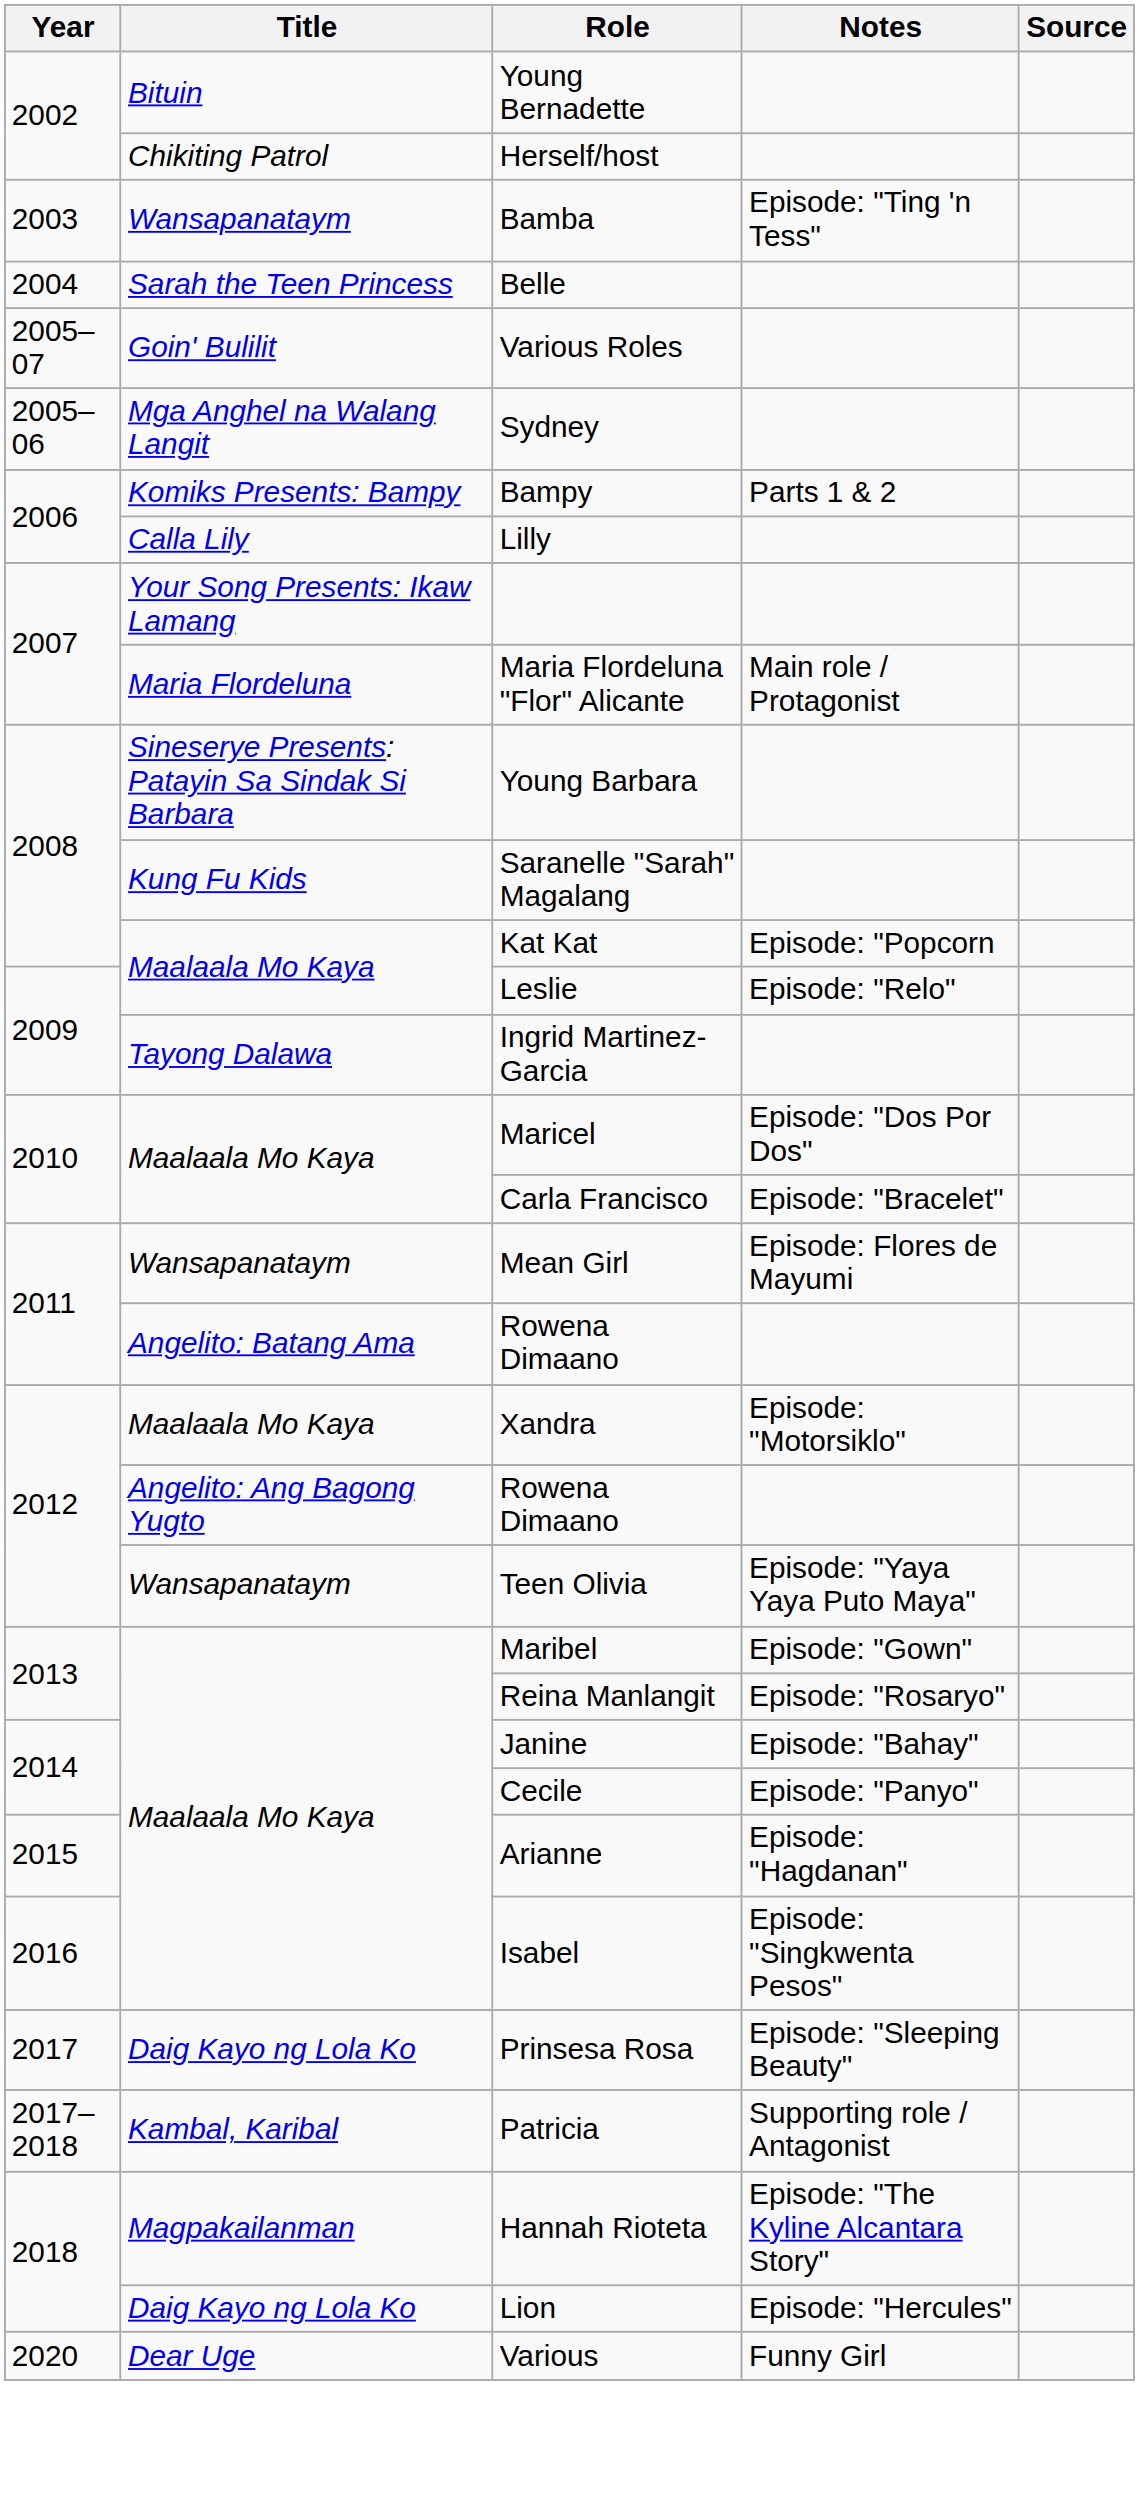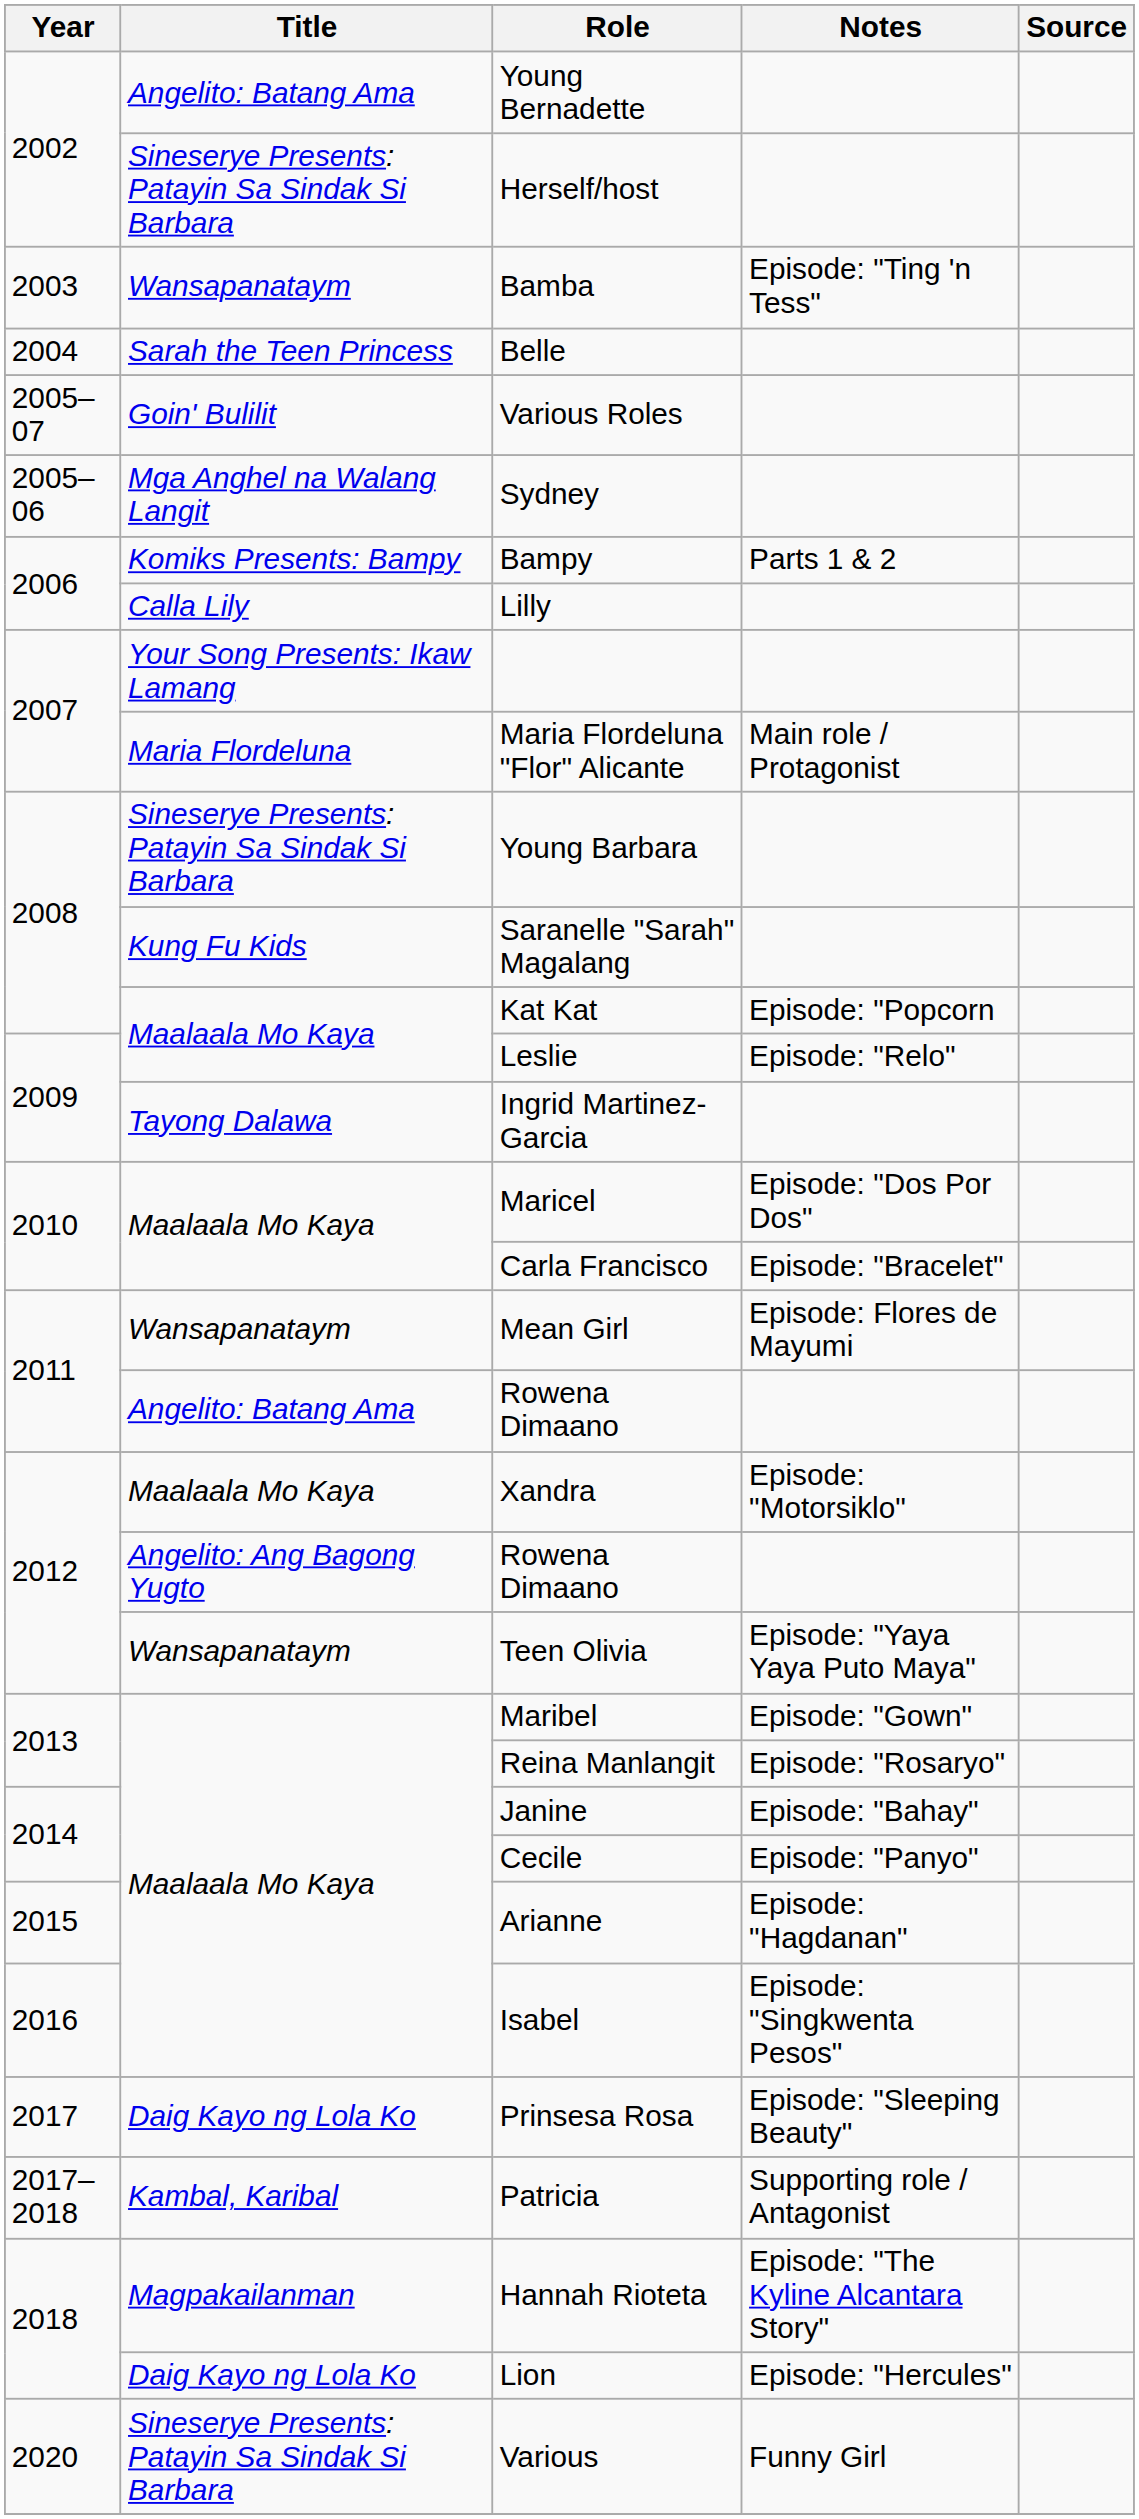(165, 92) Bituin -> (271, 92) Angelito: Batang Ama
(228, 155) Chikiting Patrol -> (267, 189) Sineserye Presents: Patayin Sa Sindak Si Barbara
(192, 2355) Dear Uge -> (267, 2456) Sineserye Presents: Patayin Sa Sindak Si Barbara
